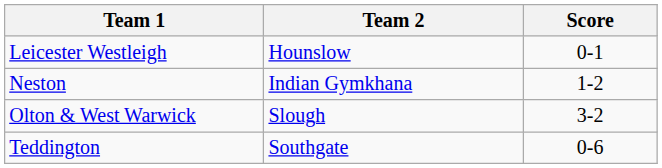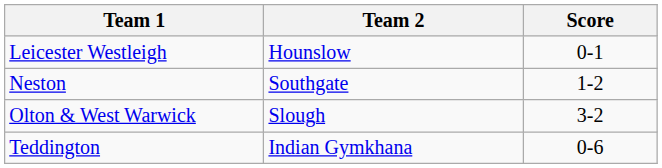(340, 83) Indian Gymkhana -> (308, 83) Southgate
(308, 147) Southgate -> (340, 147) Indian Gymkhana
